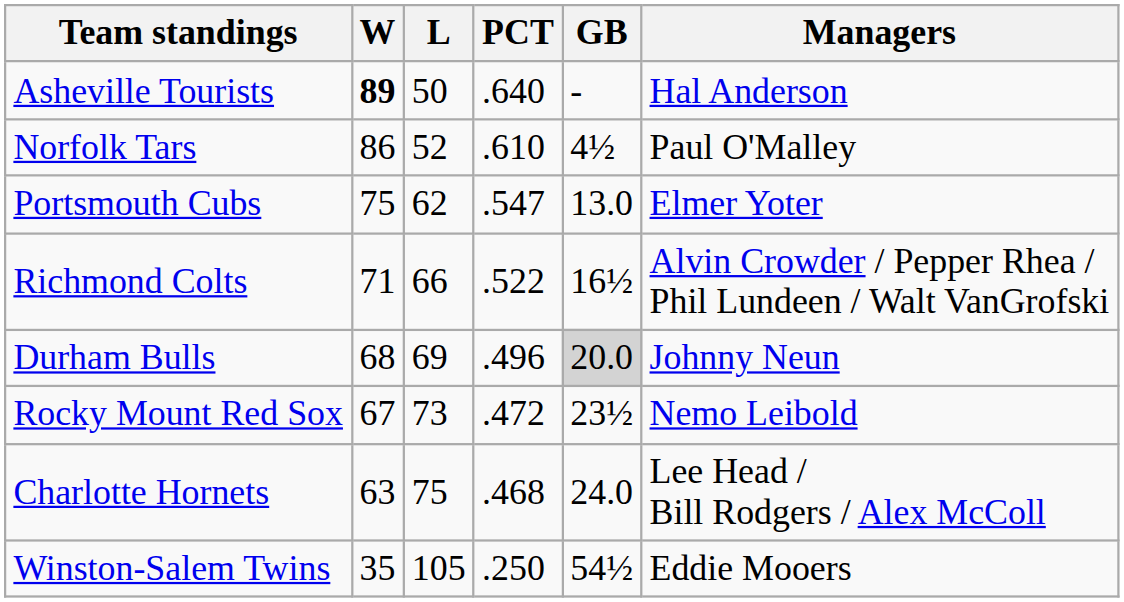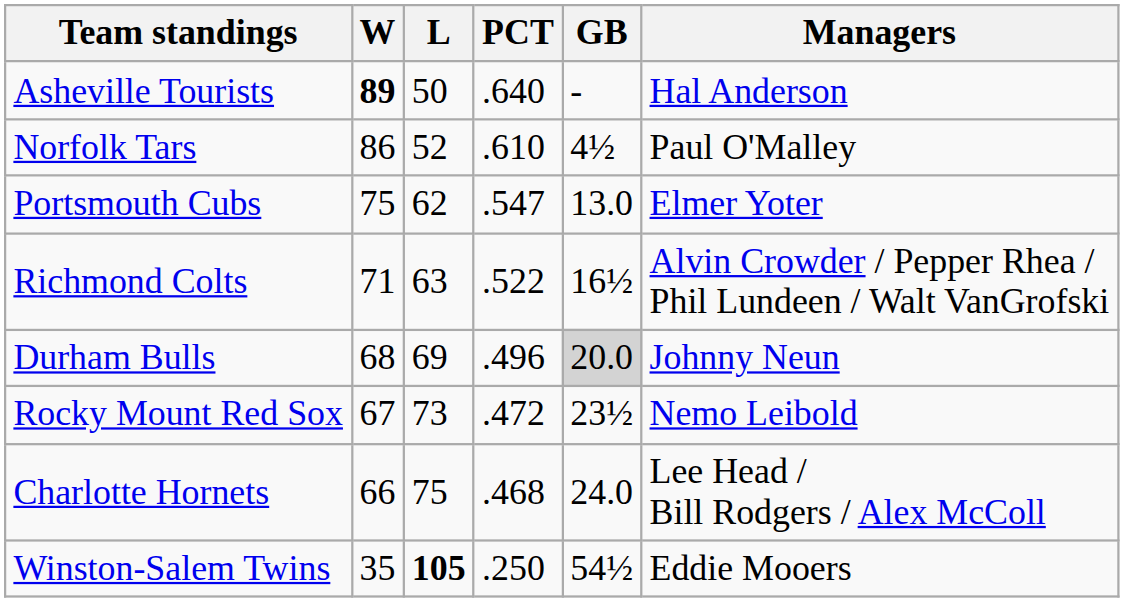(430, 280) 66 -> (430, 280) 63
(377, 491) 63 -> (377, 491) 66
(439, 568) normal -> (439, 568) bold
